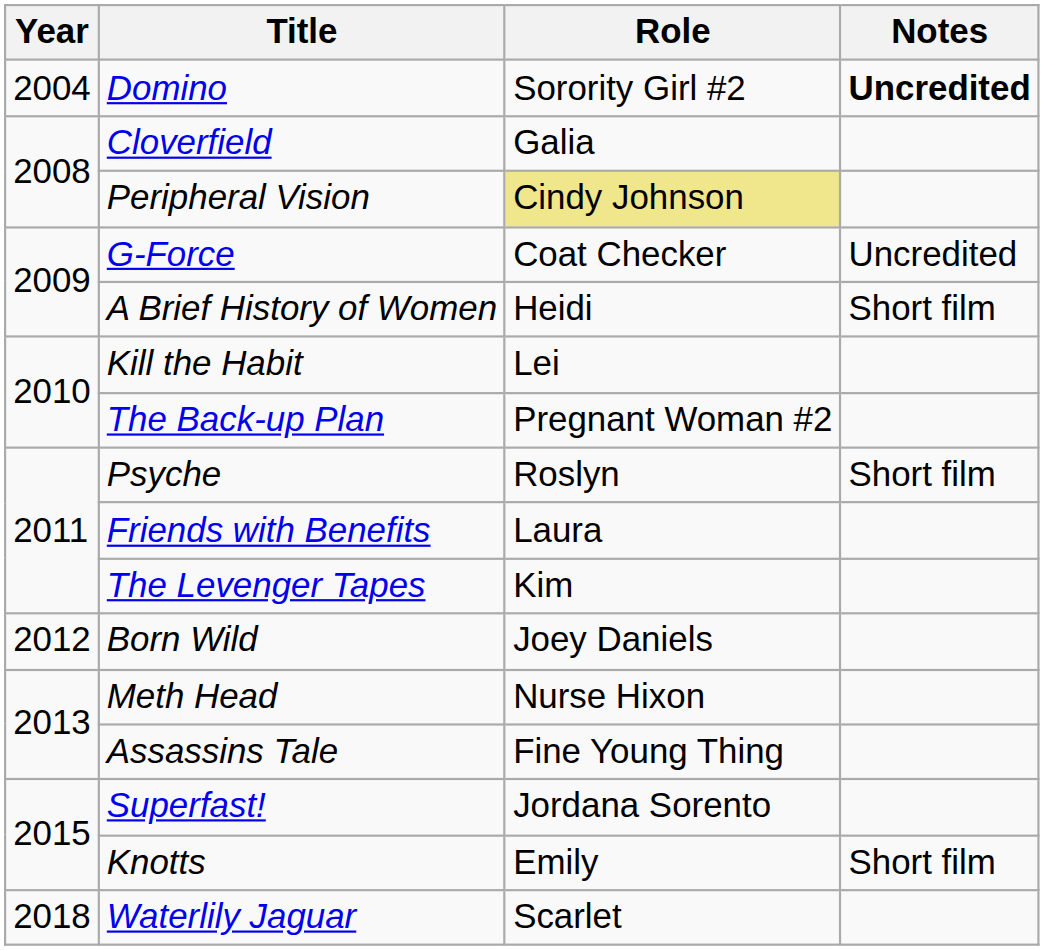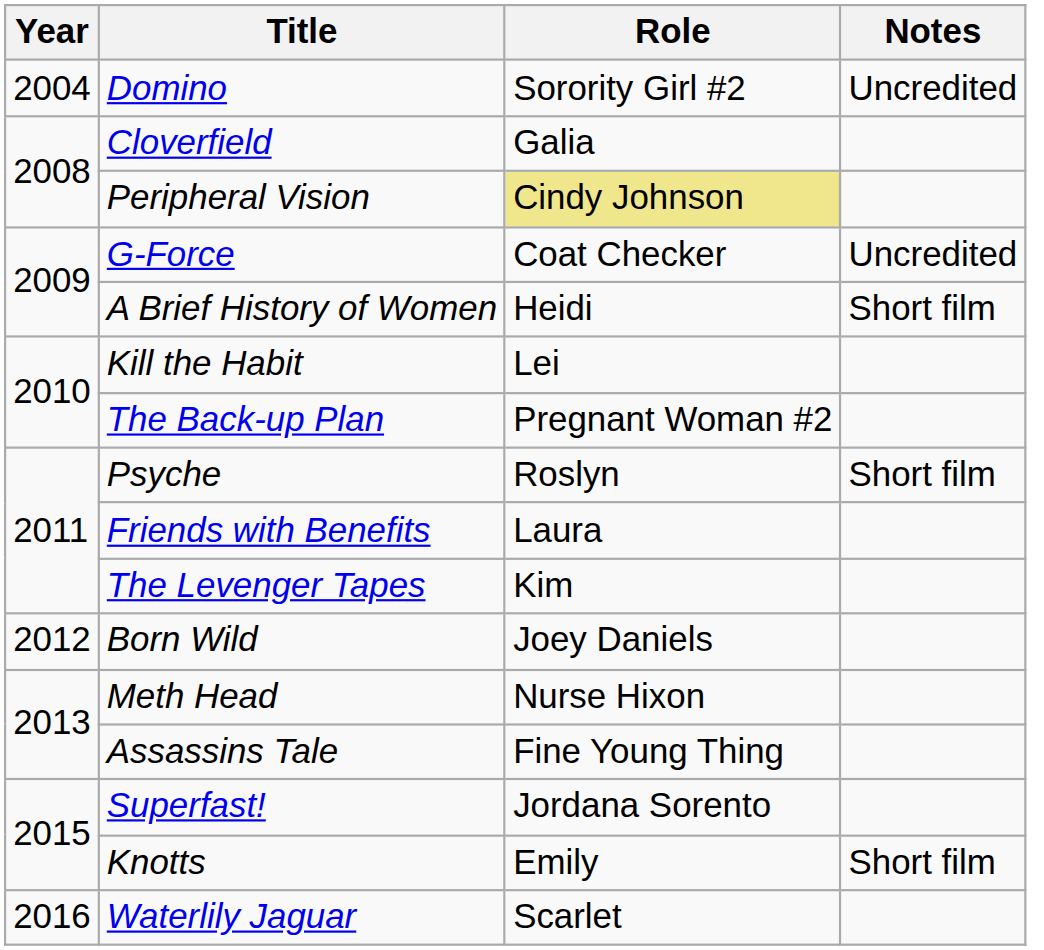(940, 87) bold -> (933, 87) normal
(52, 917) 2018 -> (52, 917) 2016
